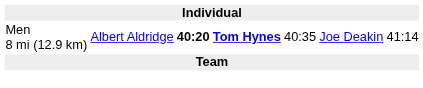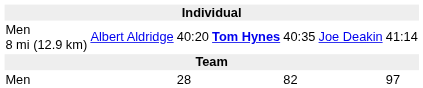(193, 37) bold -> (193, 37) normal
+ row: (18, 79)
